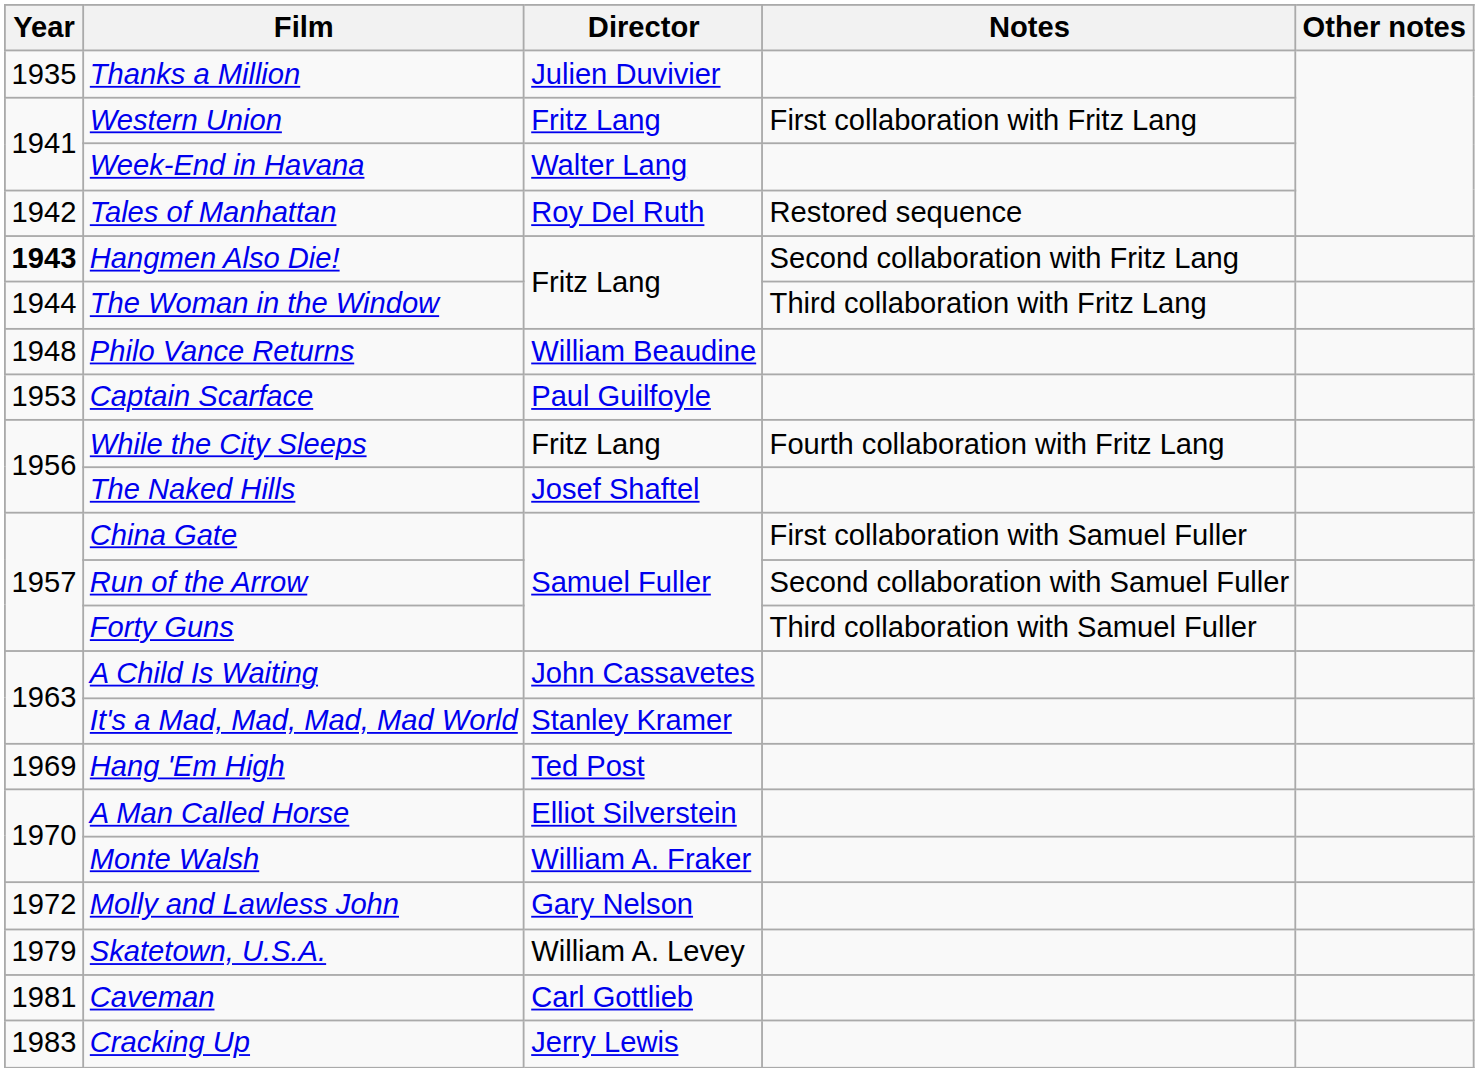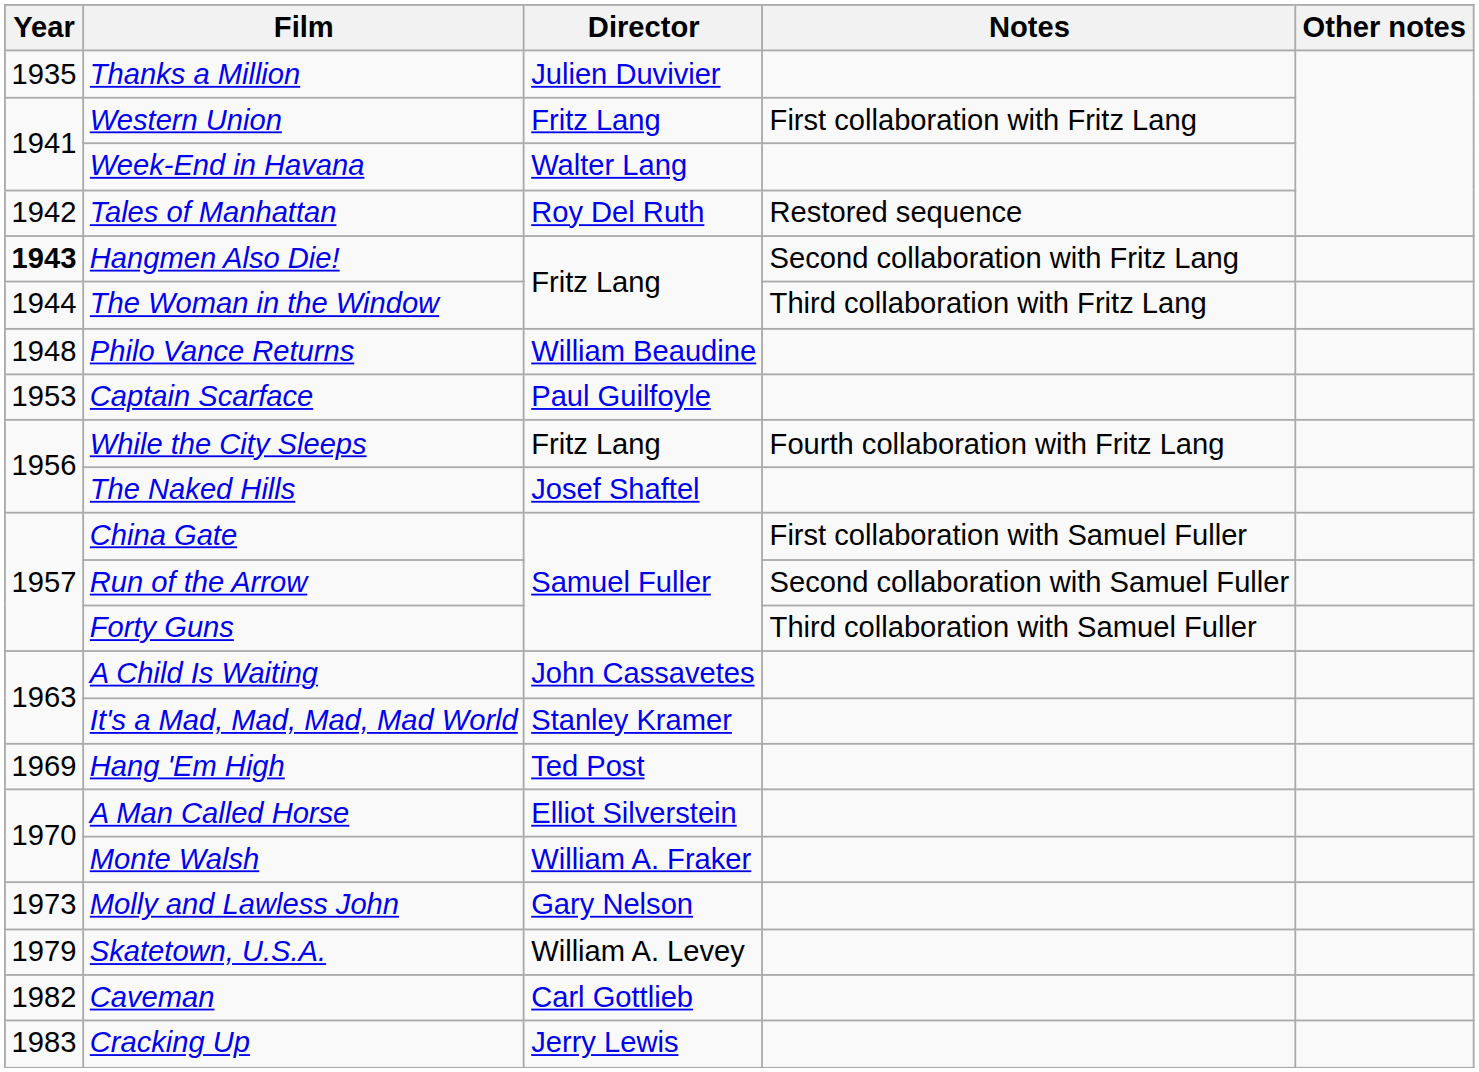(44, 905) 1972 -> (44, 905) 1973
(44, 997) 1981 -> (44, 997) 1982
